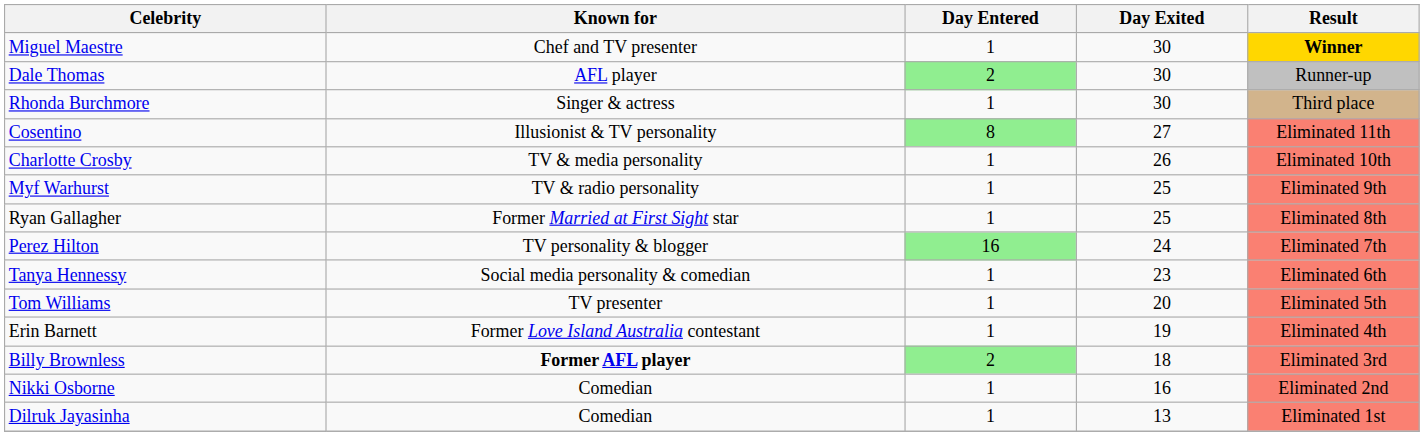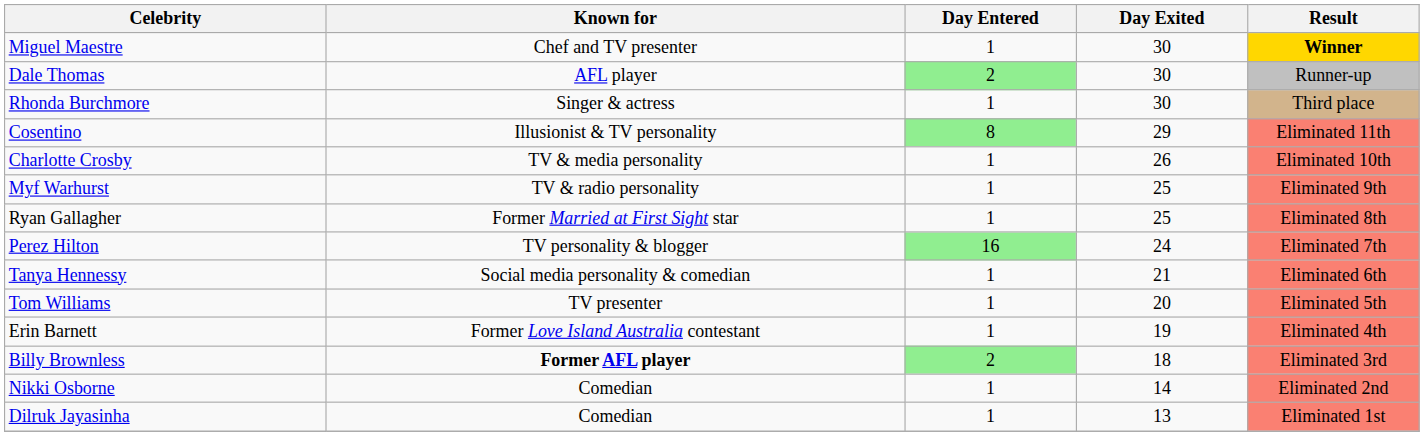(1162, 132) 27 -> (1162, 132) 29
(1162, 274) 23 -> (1162, 274) 21
(1162, 388) 16 -> (1162, 388) 14
